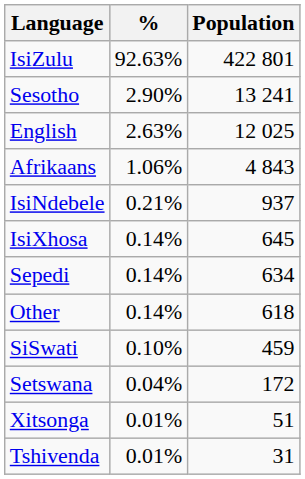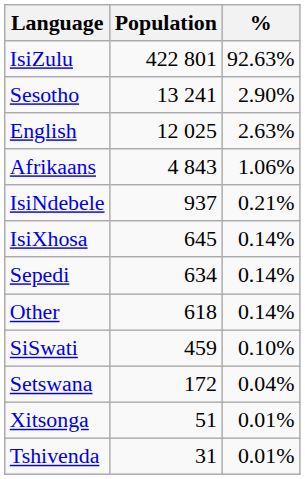columns swapped: (243, 22) <-> (148, 22)
